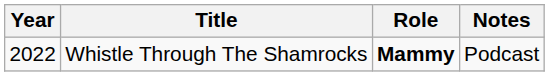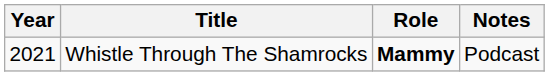(33, 53) 2022 -> (33, 53) 2021
